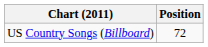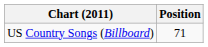(180, 33) 72 -> (180, 33) 71
